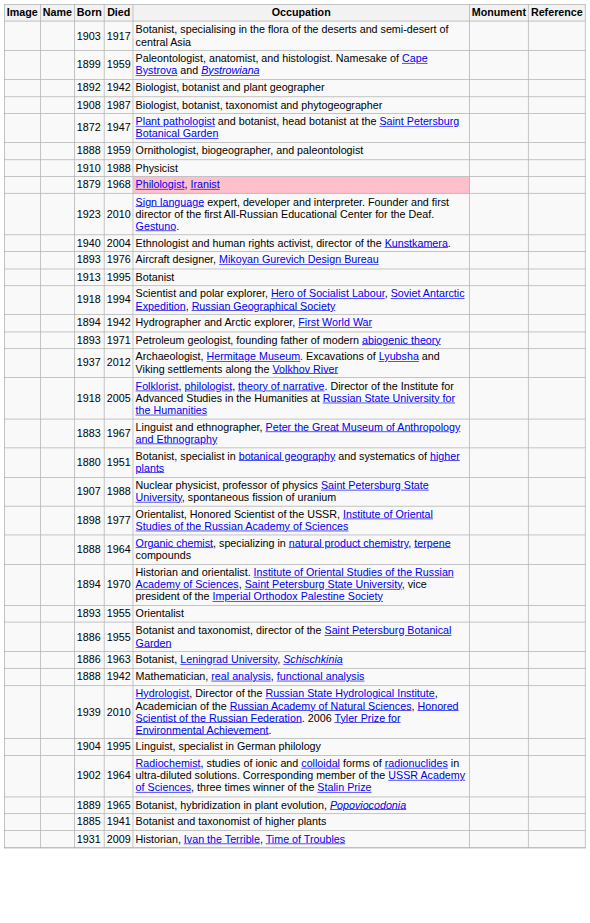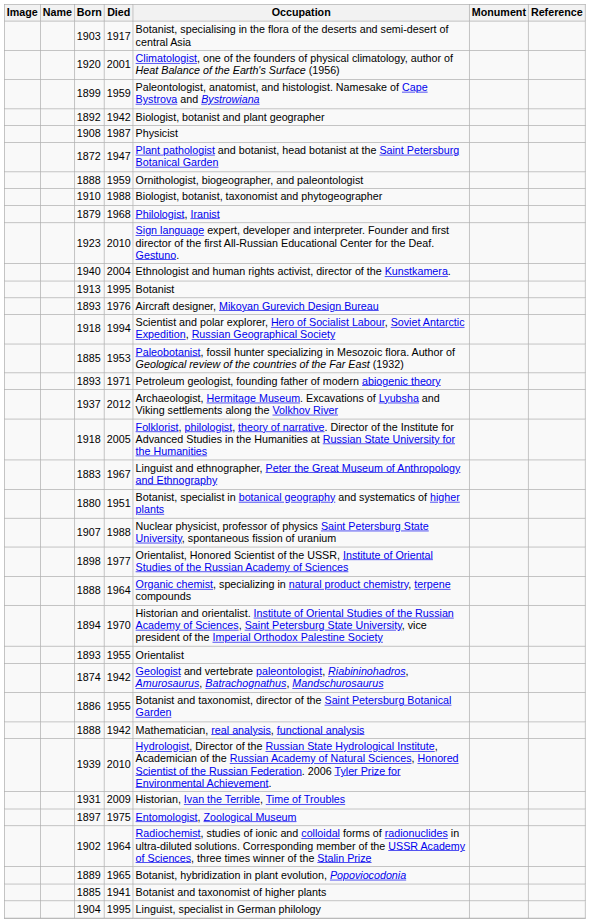+ row: (89, 65)
(259, 105) Biologist, botanist, taxonomist and phytogeographer -> (157, 134) Physicist
(157, 168) Physicist -> (259, 197) Biologist, botanist, taxonomist and phytogeographer
(178, 185) pink background -> (178, 214) no background
rows swapped: (89, 260) <-> (89, 277)
- row: (89, 323)
+ row: (89, 358)
+ row: (89, 678)
- row: (89, 660)
rows swapped: (89, 839) <-> (89, 747)
+ row: (89, 817)
